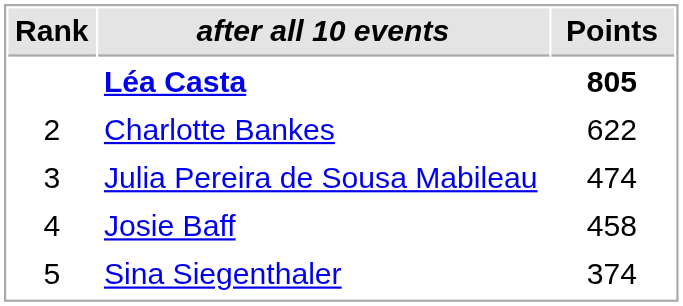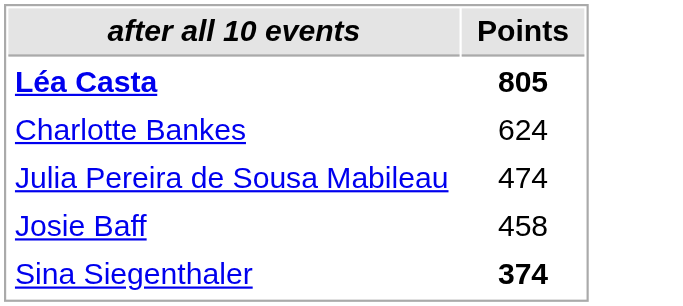- column: (52, 31)
(612, 130) 622 -> (523, 130) 624
(612, 274) normal -> (523, 274) bold
